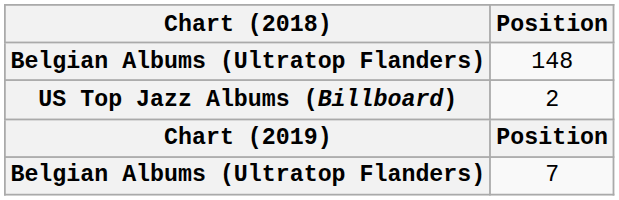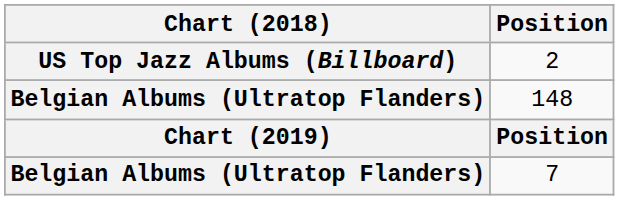rows swapped: (552, 62) <-> (552, 100)
